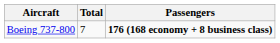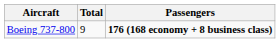(83, 29) 7 -> (83, 29) 9
